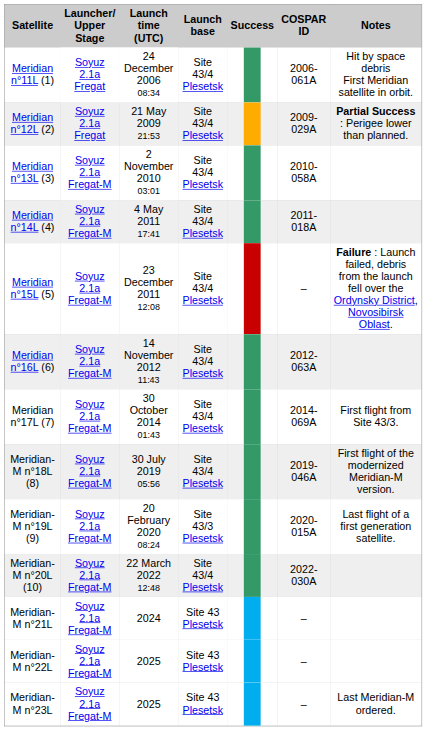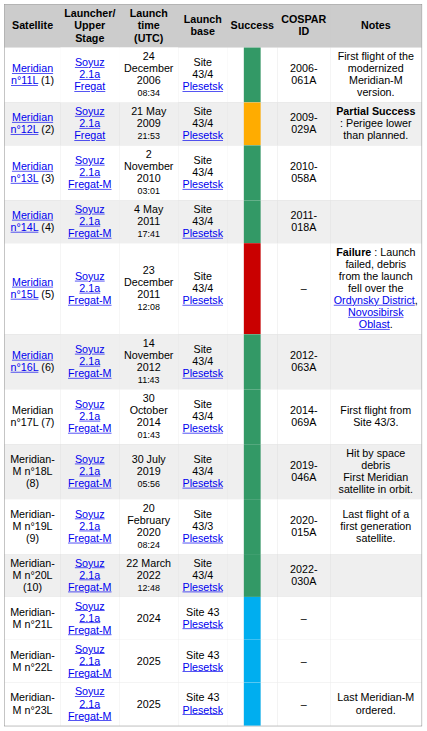(376, 75) Hit by space debris First Meridian satellite in orbit. -> (376, 75) First flight of the modernized Meridian-M version.
(376, 471) First flight of the modernized Meridian-M version. -> (376, 471) Hit by space debris First Meridian satellite in orbit.
